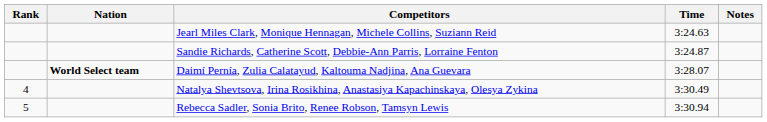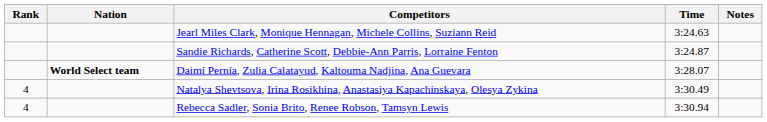(26, 108) 5 -> (26, 108) 4
